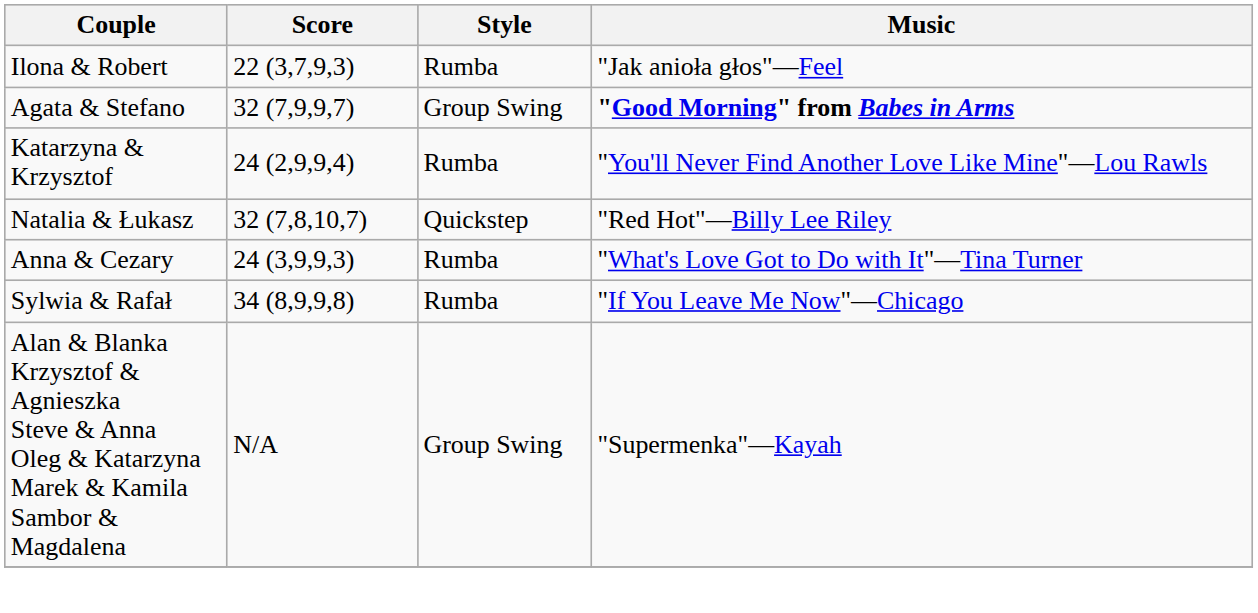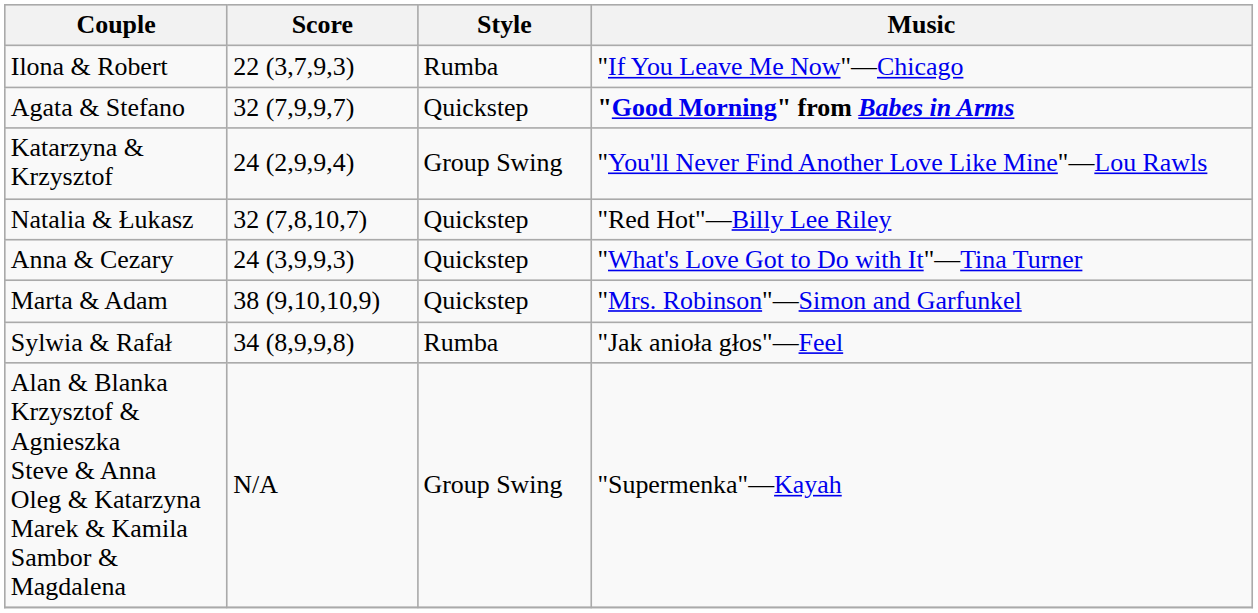(720, 66) "Jak anioła głos"—Feel -> (780, 66) "If You Leave Me Now"—Chicago
(493, 107) Group Swing -> (476, 107) Quickstep
(461, 162) Rumba -> (493, 162) Group Swing
(461, 259) Rumba -> (476, 259) Quickstep
+ row: (89, 300)
(780, 300) "If You Leave Me Now"—Chicago -> (720, 341) "Jak anioła głos"—Feel
